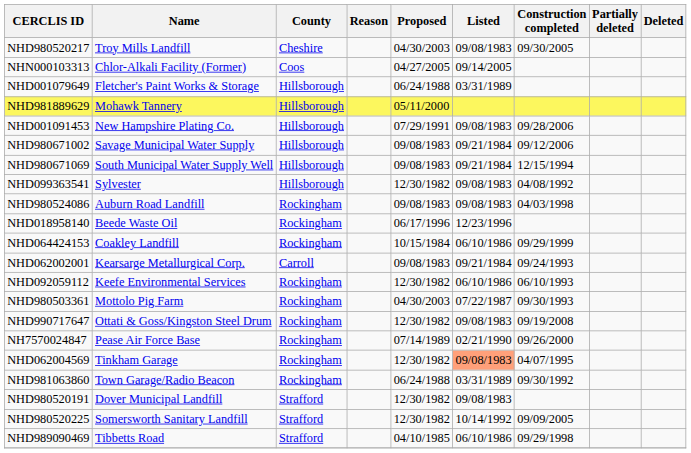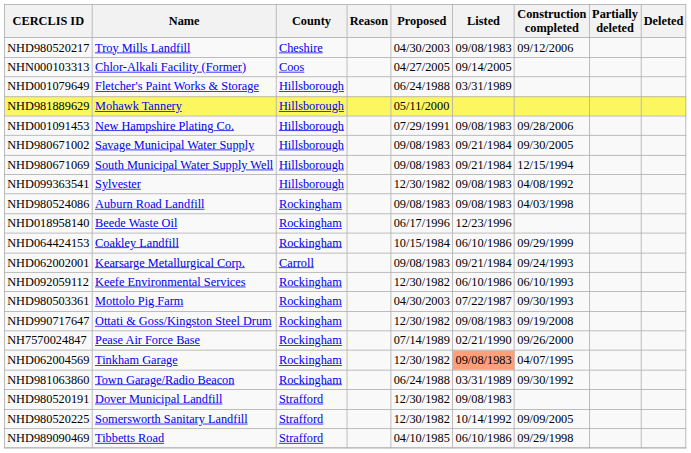(545, 47) 09/30/2005 -> (545, 47) 09/12/2006
(545, 145) 09/12/2006 -> (545, 145) 09/30/2005
